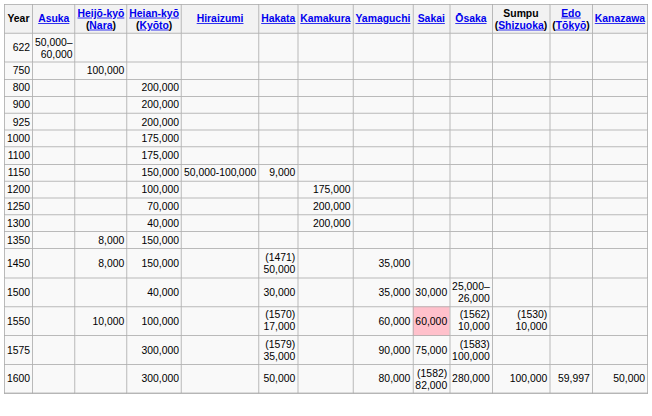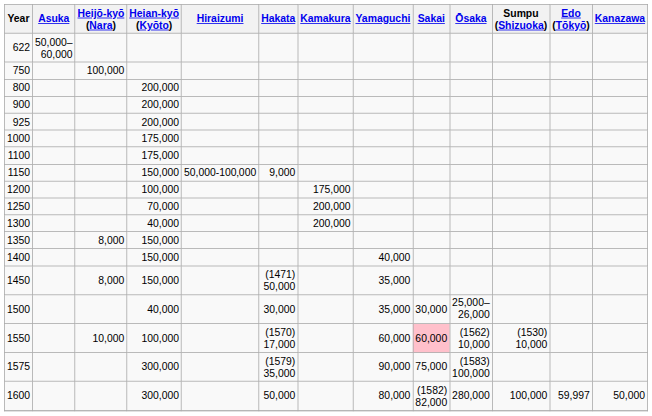+ row: (18, 257)
